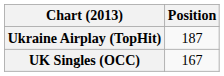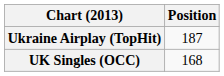(192, 60) 167 -> (192, 60) 168
